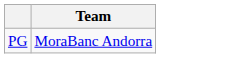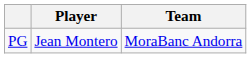+ column: (76, 16)
